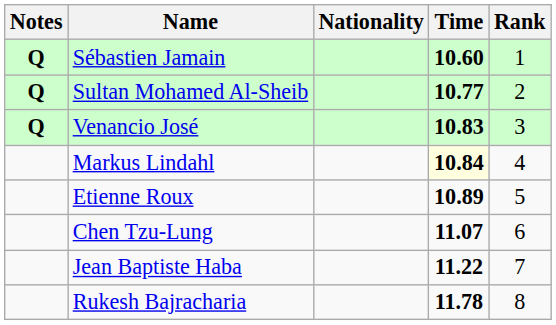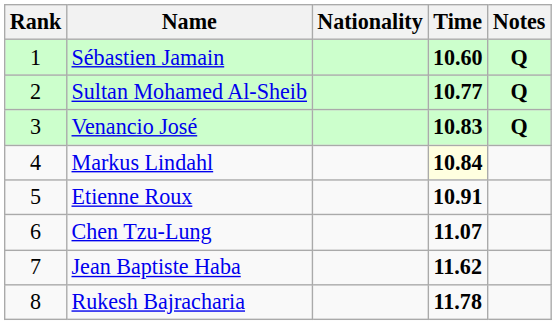columns swapped: (520, 22) <-> (36, 22)
(459, 197) 10.89 -> (458, 197) 10.91
(459, 267) 11.22 -> (458, 267) 11.62
